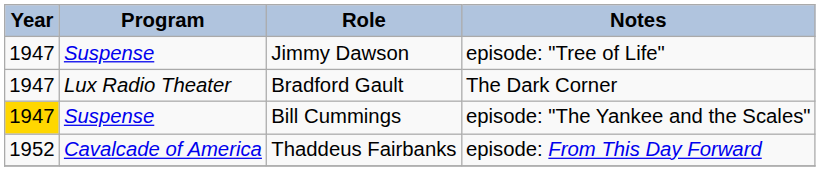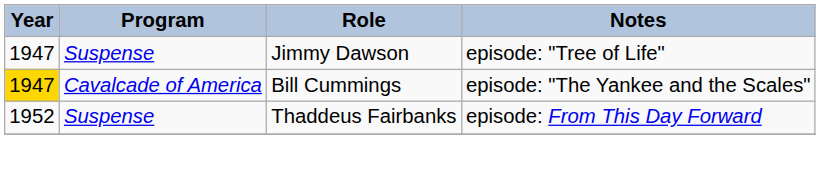- row: (337, 85)
(109, 117) Suspense -> (163, 85) Cavalcade of America
(163, 149) Cavalcade of America -> (109, 117) Suspense
